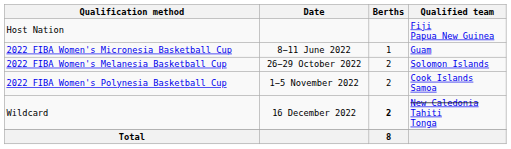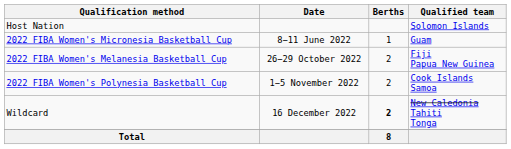(452, 31) Fiji Papua New Guinea -> (450, 26) Solomon Islands
(450, 64) Solomon Islands -> (452, 59) Fiji Papua New Guinea
